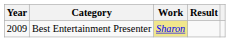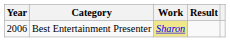(17, 28) 2009 -> (17, 28) 2006
